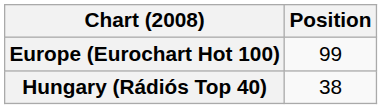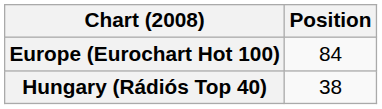(330, 53) 99 -> (330, 53) 84
